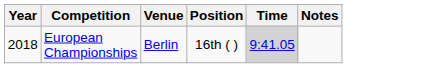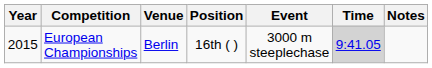+ column: (289, 16)
(23, 44) 2018 -> (23, 44) 2015
